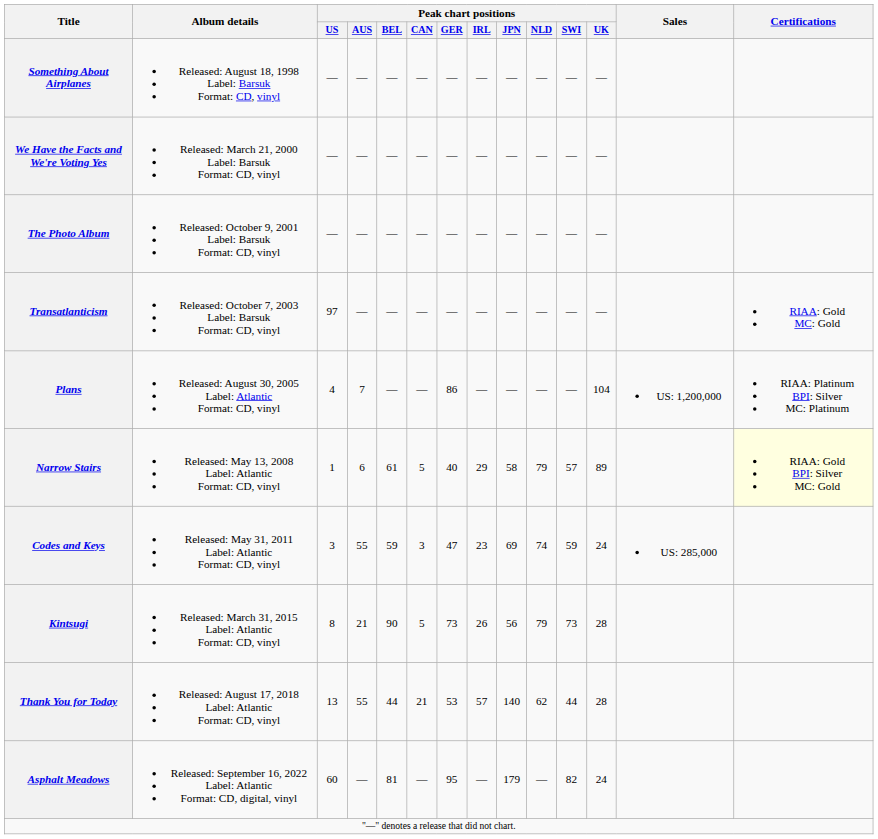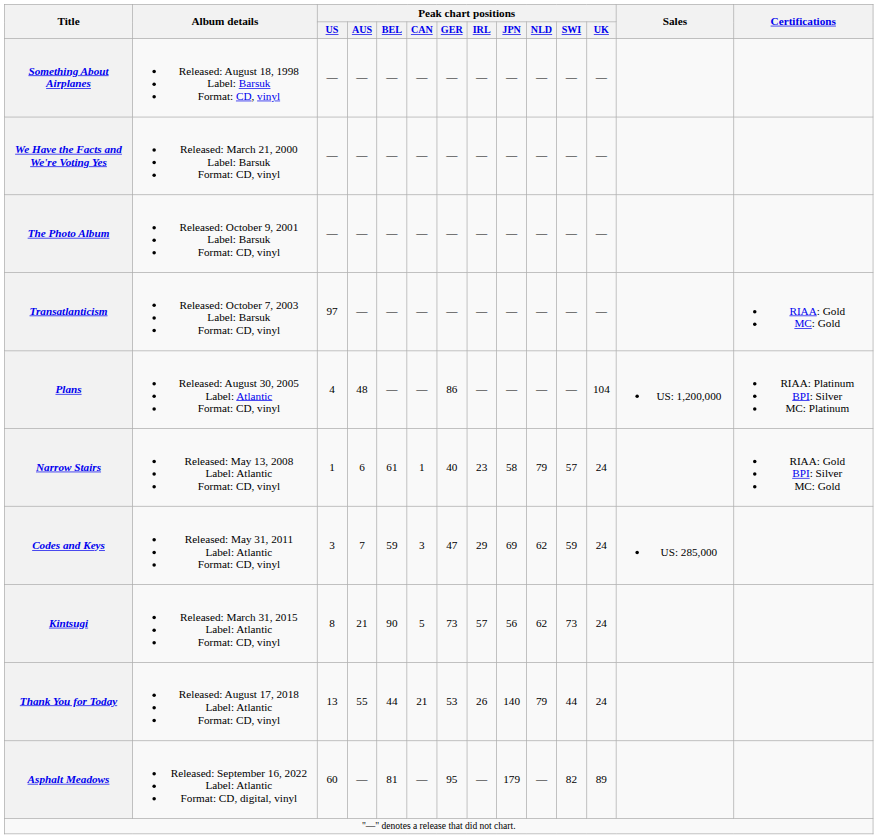(362, 389) 7 -> (362, 389) 48
(422, 467) 5 -> (422, 467) 1
(482, 467) 29 -> (482, 467) 23
(601, 467) 89 -> (601, 467) 24
(803, 474) lightyellow background -> (803, 474) no background
(362, 545) 55 -> (362, 545) 7
(482, 545) 23 -> (482, 545) 29
(542, 545) 74 -> (542, 545) 62
(482, 623) 26 -> (482, 623) 57
(542, 623) 79 -> (542, 623) 62
(601, 623) 28 -> (601, 623) 24
(482, 701) 57 -> (482, 701) 26
(542, 701) 62 -> (542, 701) 79
(601, 701) 28 -> (601, 701) 24
(601, 779) 24 -> (601, 779) 89
